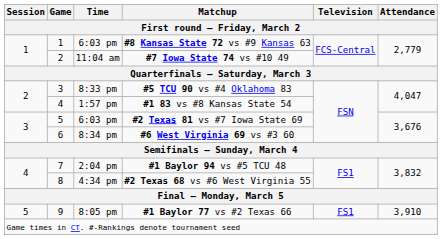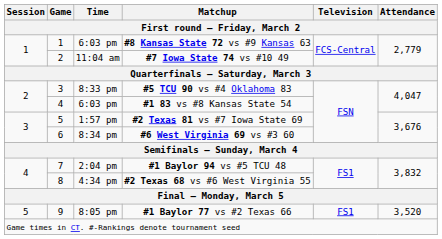(98, 104) 1:57 pm -> (98, 104) 6:03 pm
(98, 119) 6:03 pm -> (98, 119) 1:57 pm
(407, 211) 3,910 -> (407, 211) 3,520
